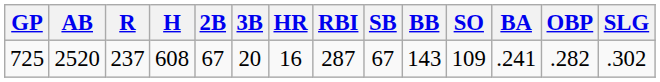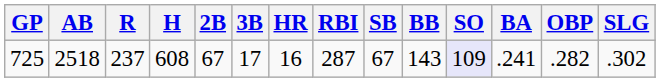(77, 58) 2520 -> (77, 58) 2518
(250, 58) 20 -> (250, 58) 17
(469, 58) no background -> (469, 58) lavender background
